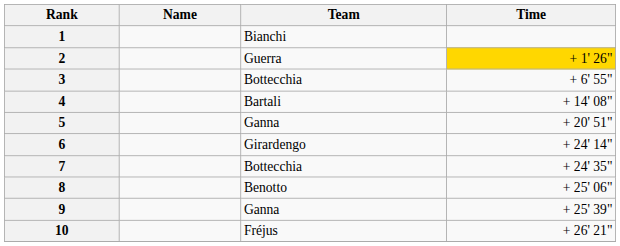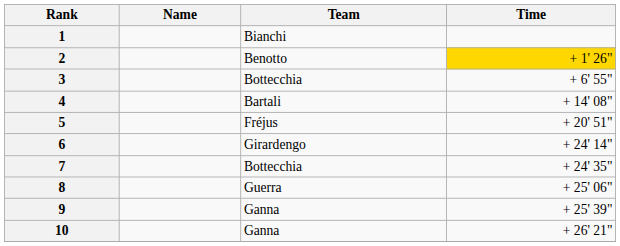(263, 58) Guerra -> (265, 58) Benotto
(262, 123) Ganna -> (261, 123) Fréjus
(265, 187) Benotto -> (263, 187) Guerra
(261, 230) Fréjus -> (262, 230) Ganna
